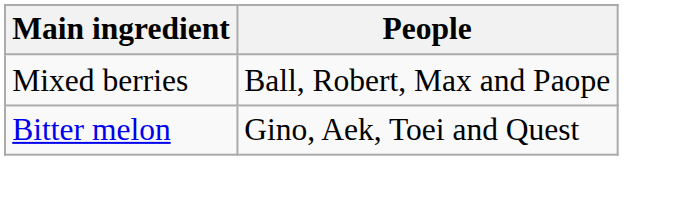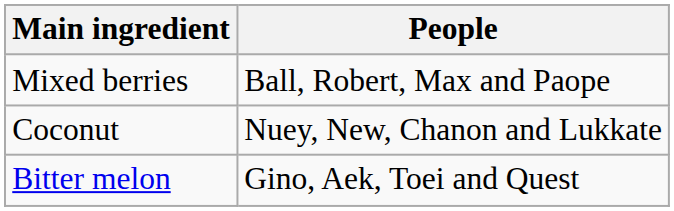+ row: (66, 129)
